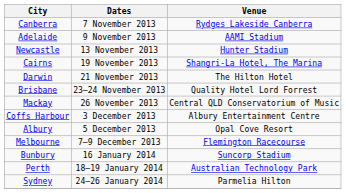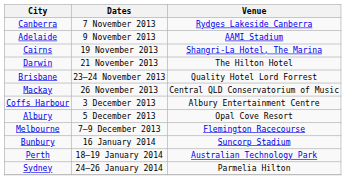- row: (38, 50)
